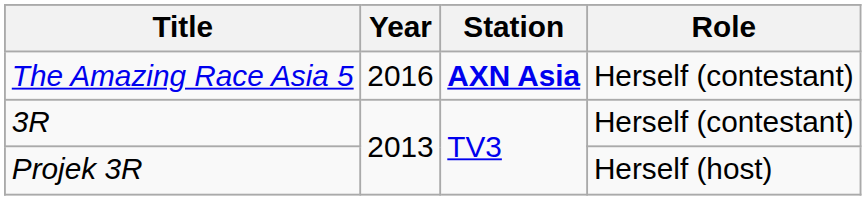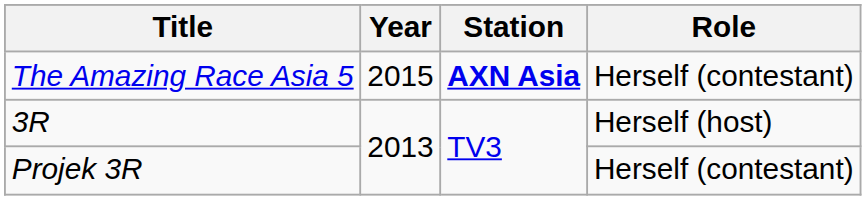(400, 75) 2016 -> (400, 75) 2015
(724, 122) Herself (contestant) -> (683, 122) Herself (host)
(683, 169) Herself (host) -> (724, 169) Herself (contestant)
